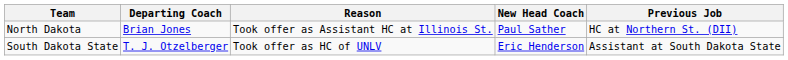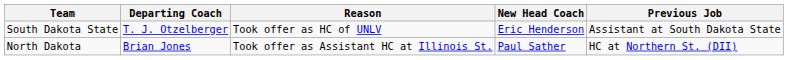rows swapped: (44, 30) <-> (62, 46)
